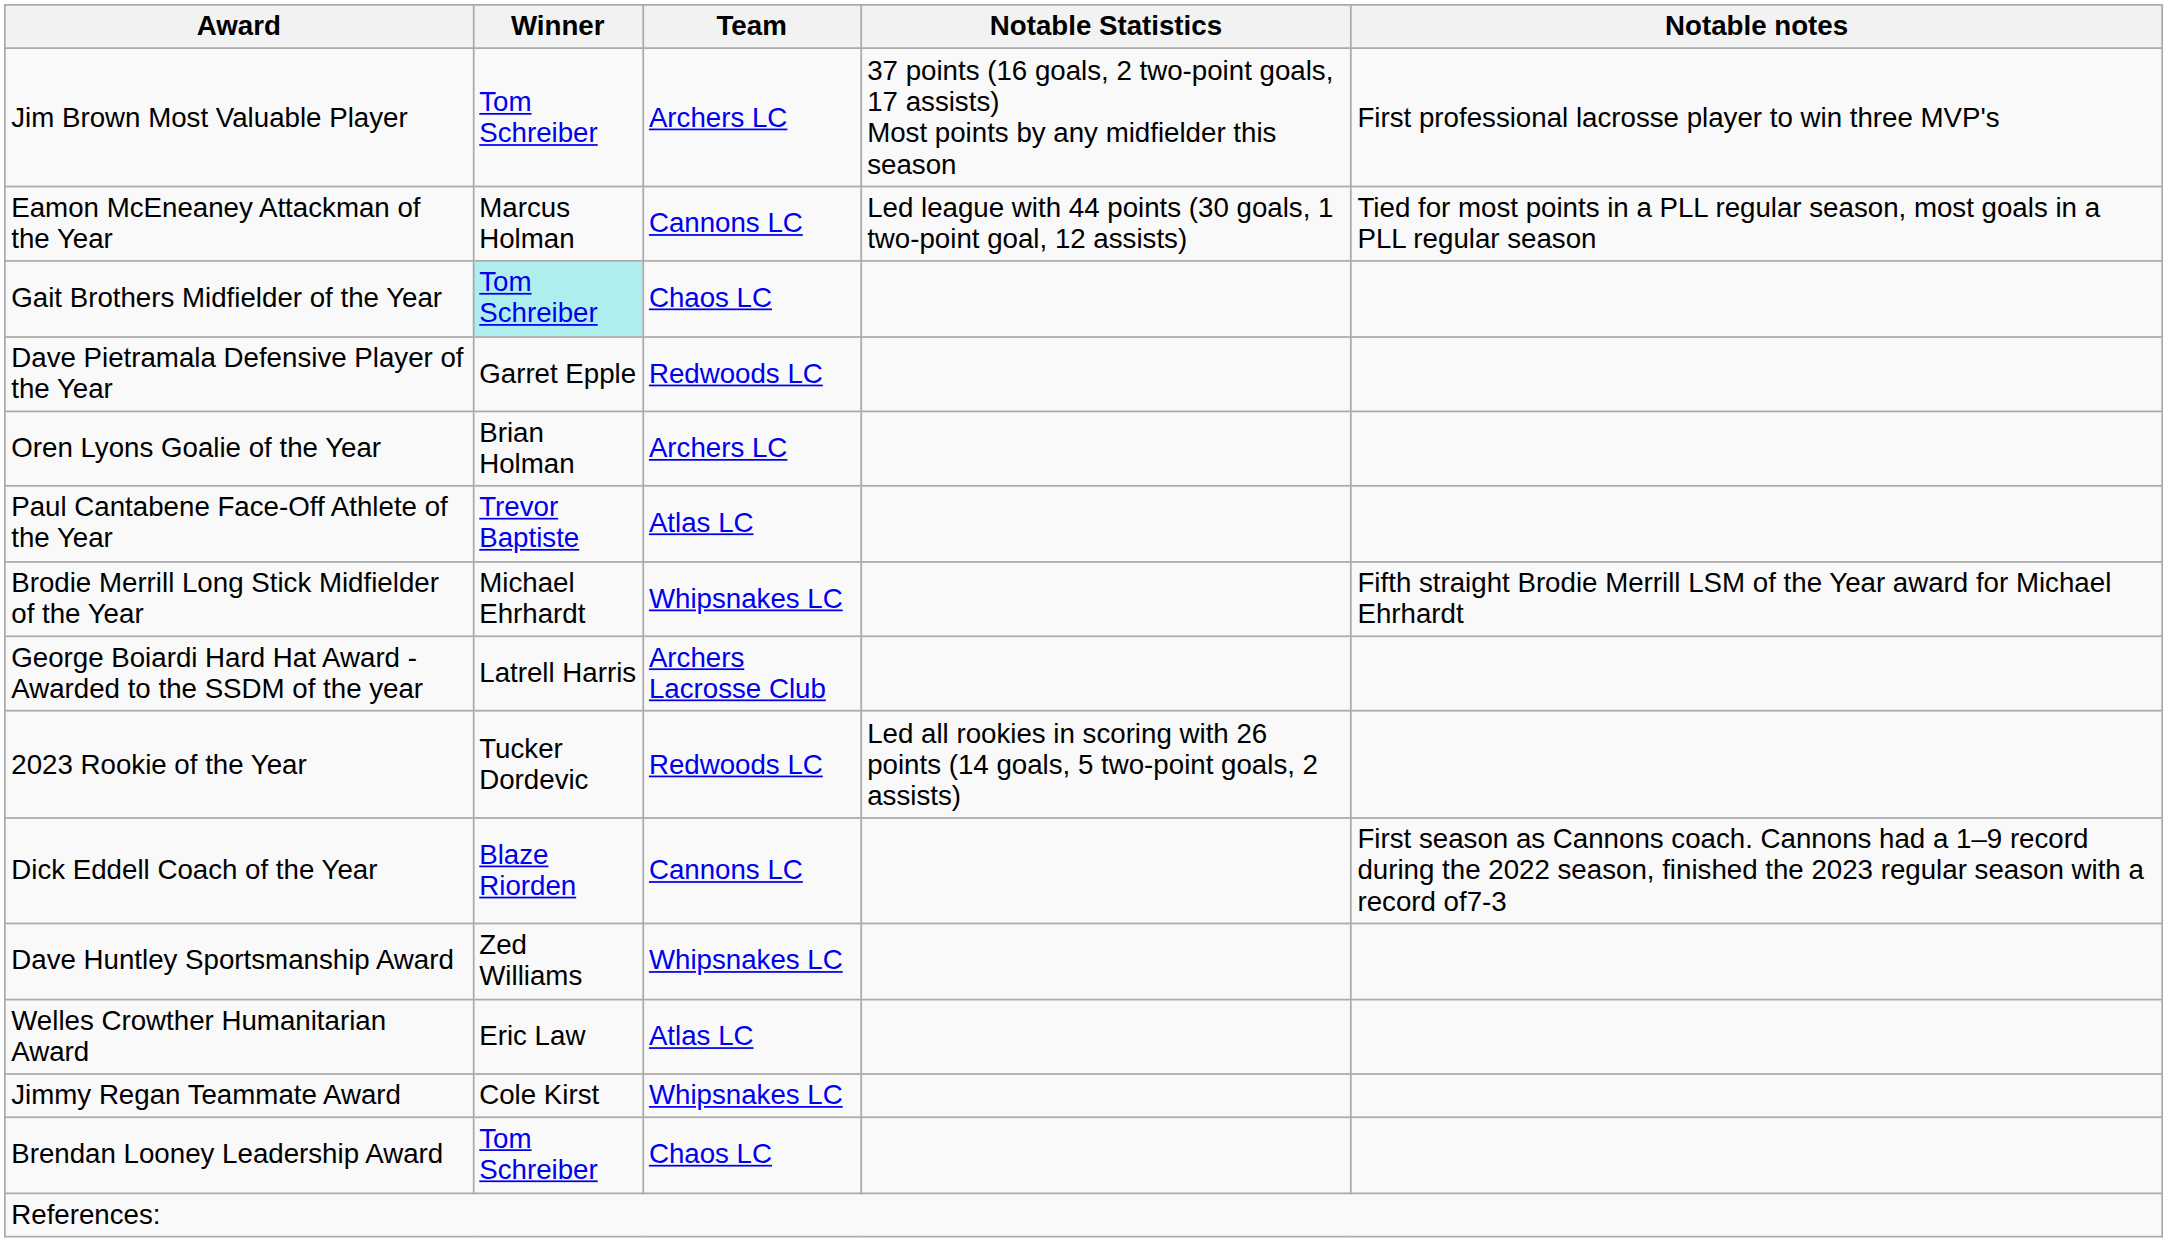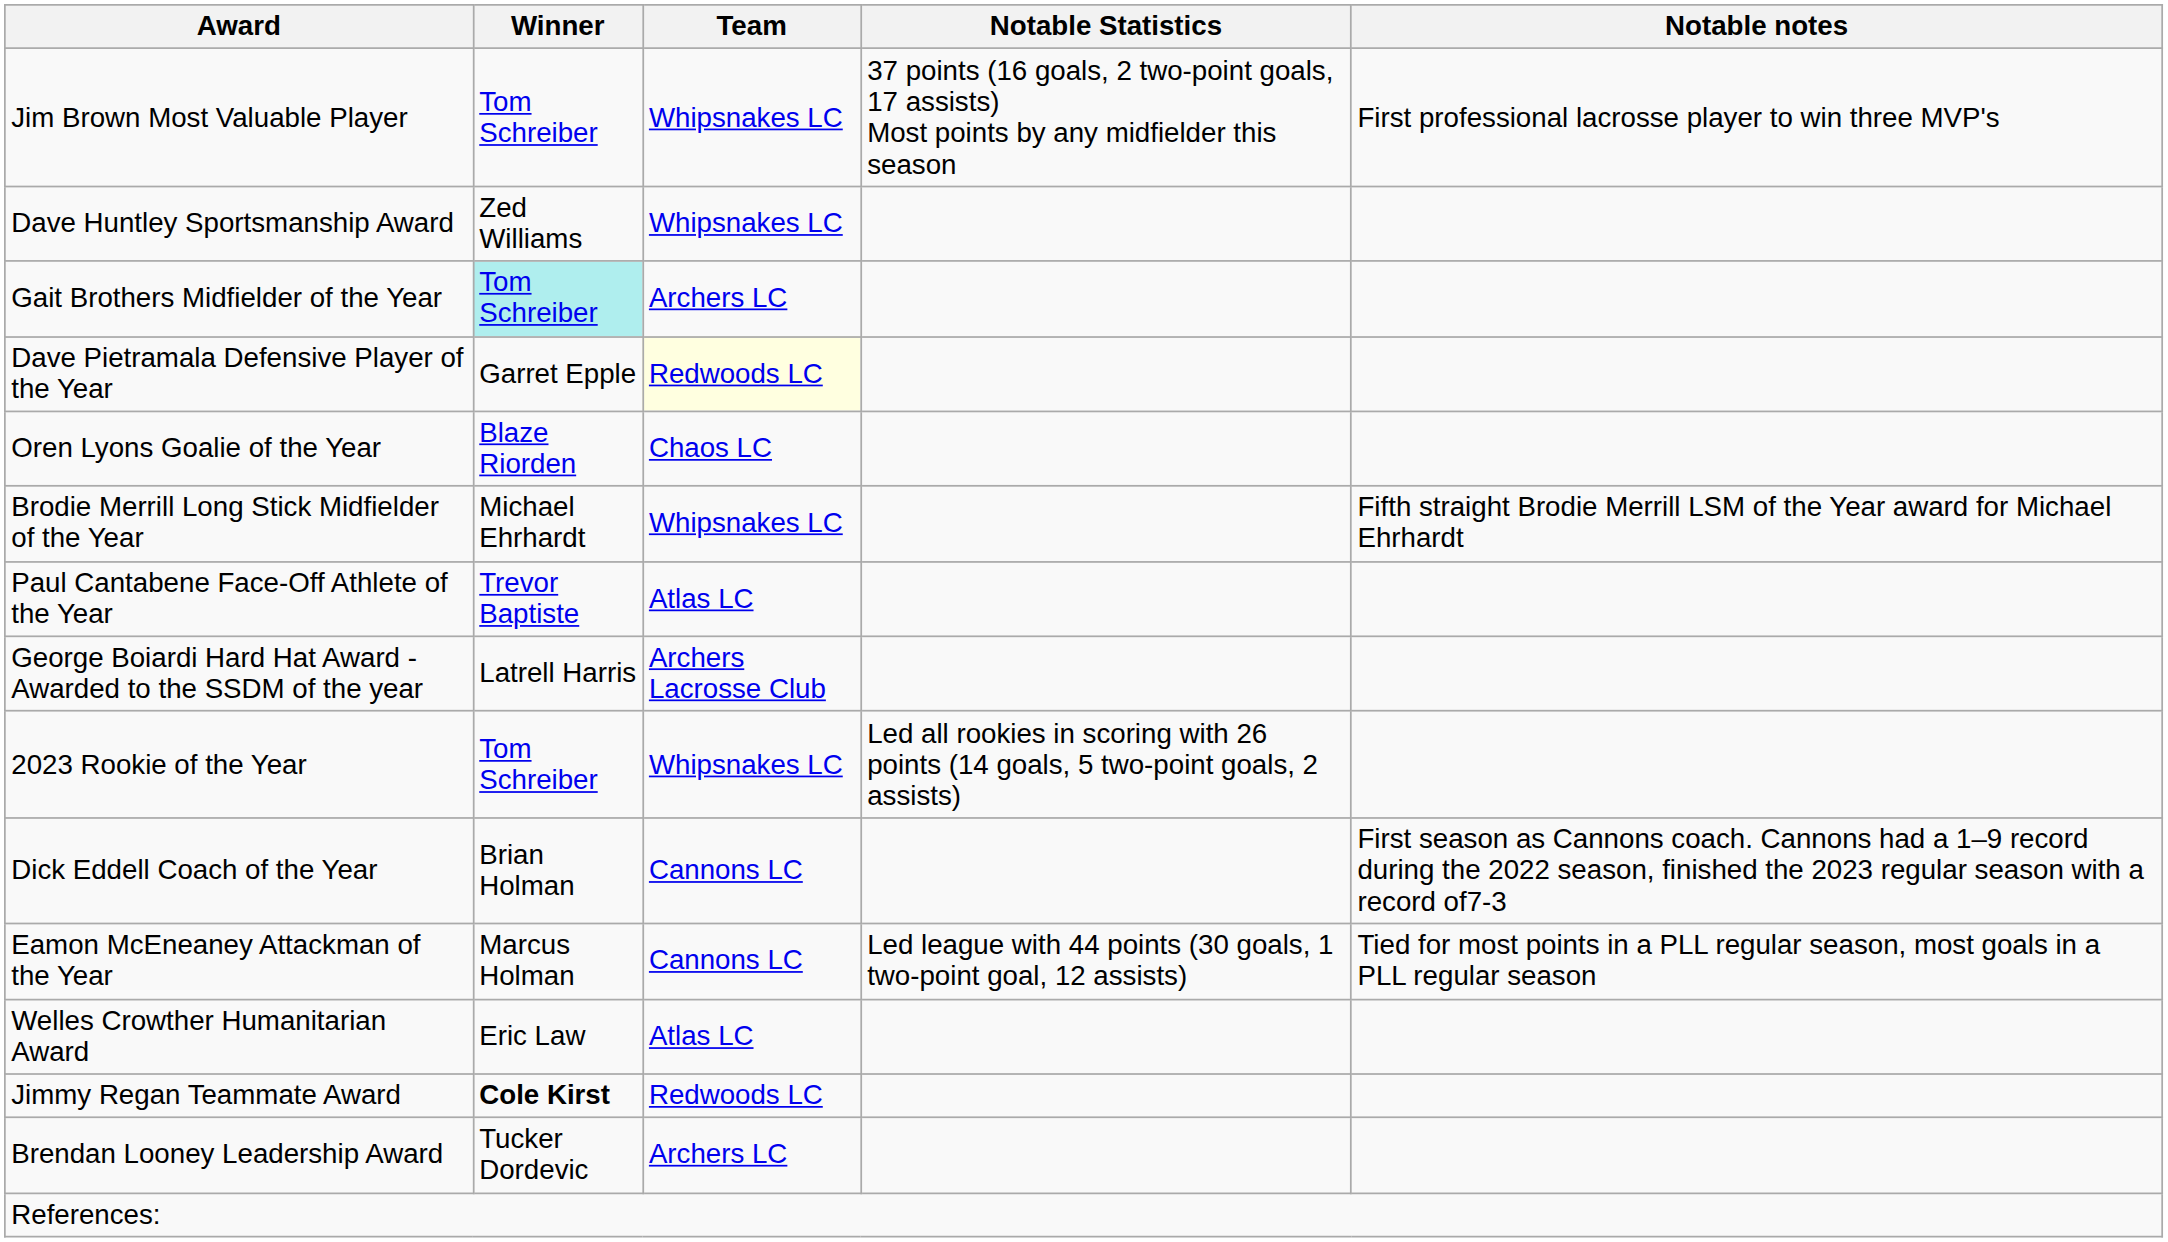(718, 117) Archers LC -> (746, 117) Whipsnakes LC
rows swapped: (216, 223) <-> (233, 960)
(710, 298) Chaos LC -> (718, 298) Archers LC
(736, 373) no background -> (736, 373) lightyellow background
(527, 448) Brian Holman -> (528, 448) Blaze Riorden
(718, 448) Archers LC -> (710, 448) Chaos LC
rows swapped: (229, 523) <-> (225, 598)
(534, 764) Tucker Dordevic -> (538, 764) Tom Schreiber
(736, 764) Redwoods LC -> (746, 764) Whipsnakes LC
(528, 870) Blaze Riorden -> (527, 870) Brian Holman
(539, 1095) normal -> (545, 1095) bold
(746, 1095) Whipsnakes LC -> (736, 1095) Redwoods LC
(538, 1154) Tom Schreiber -> (534, 1154) Tucker Dordevic
(710, 1154) Chaos LC -> (718, 1154) Archers LC
